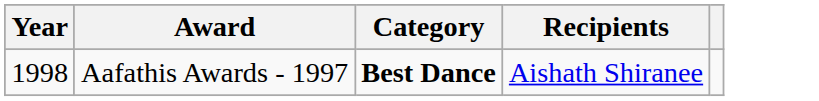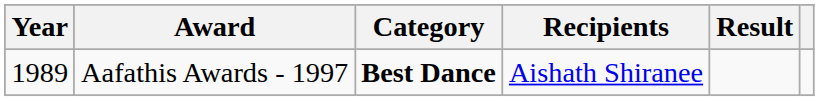+ column: (755, 26)
(40, 71) 1998 -> (40, 71) 1989
